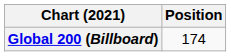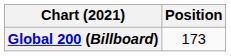(194, 39) 174 -> (194, 39) 173
